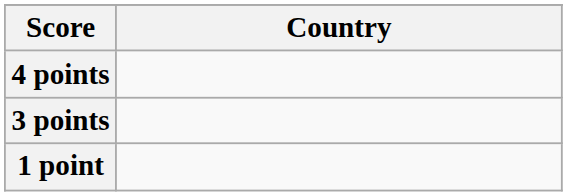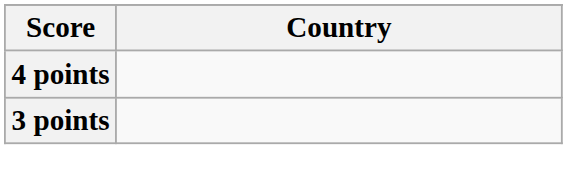- row: (61, 166)
